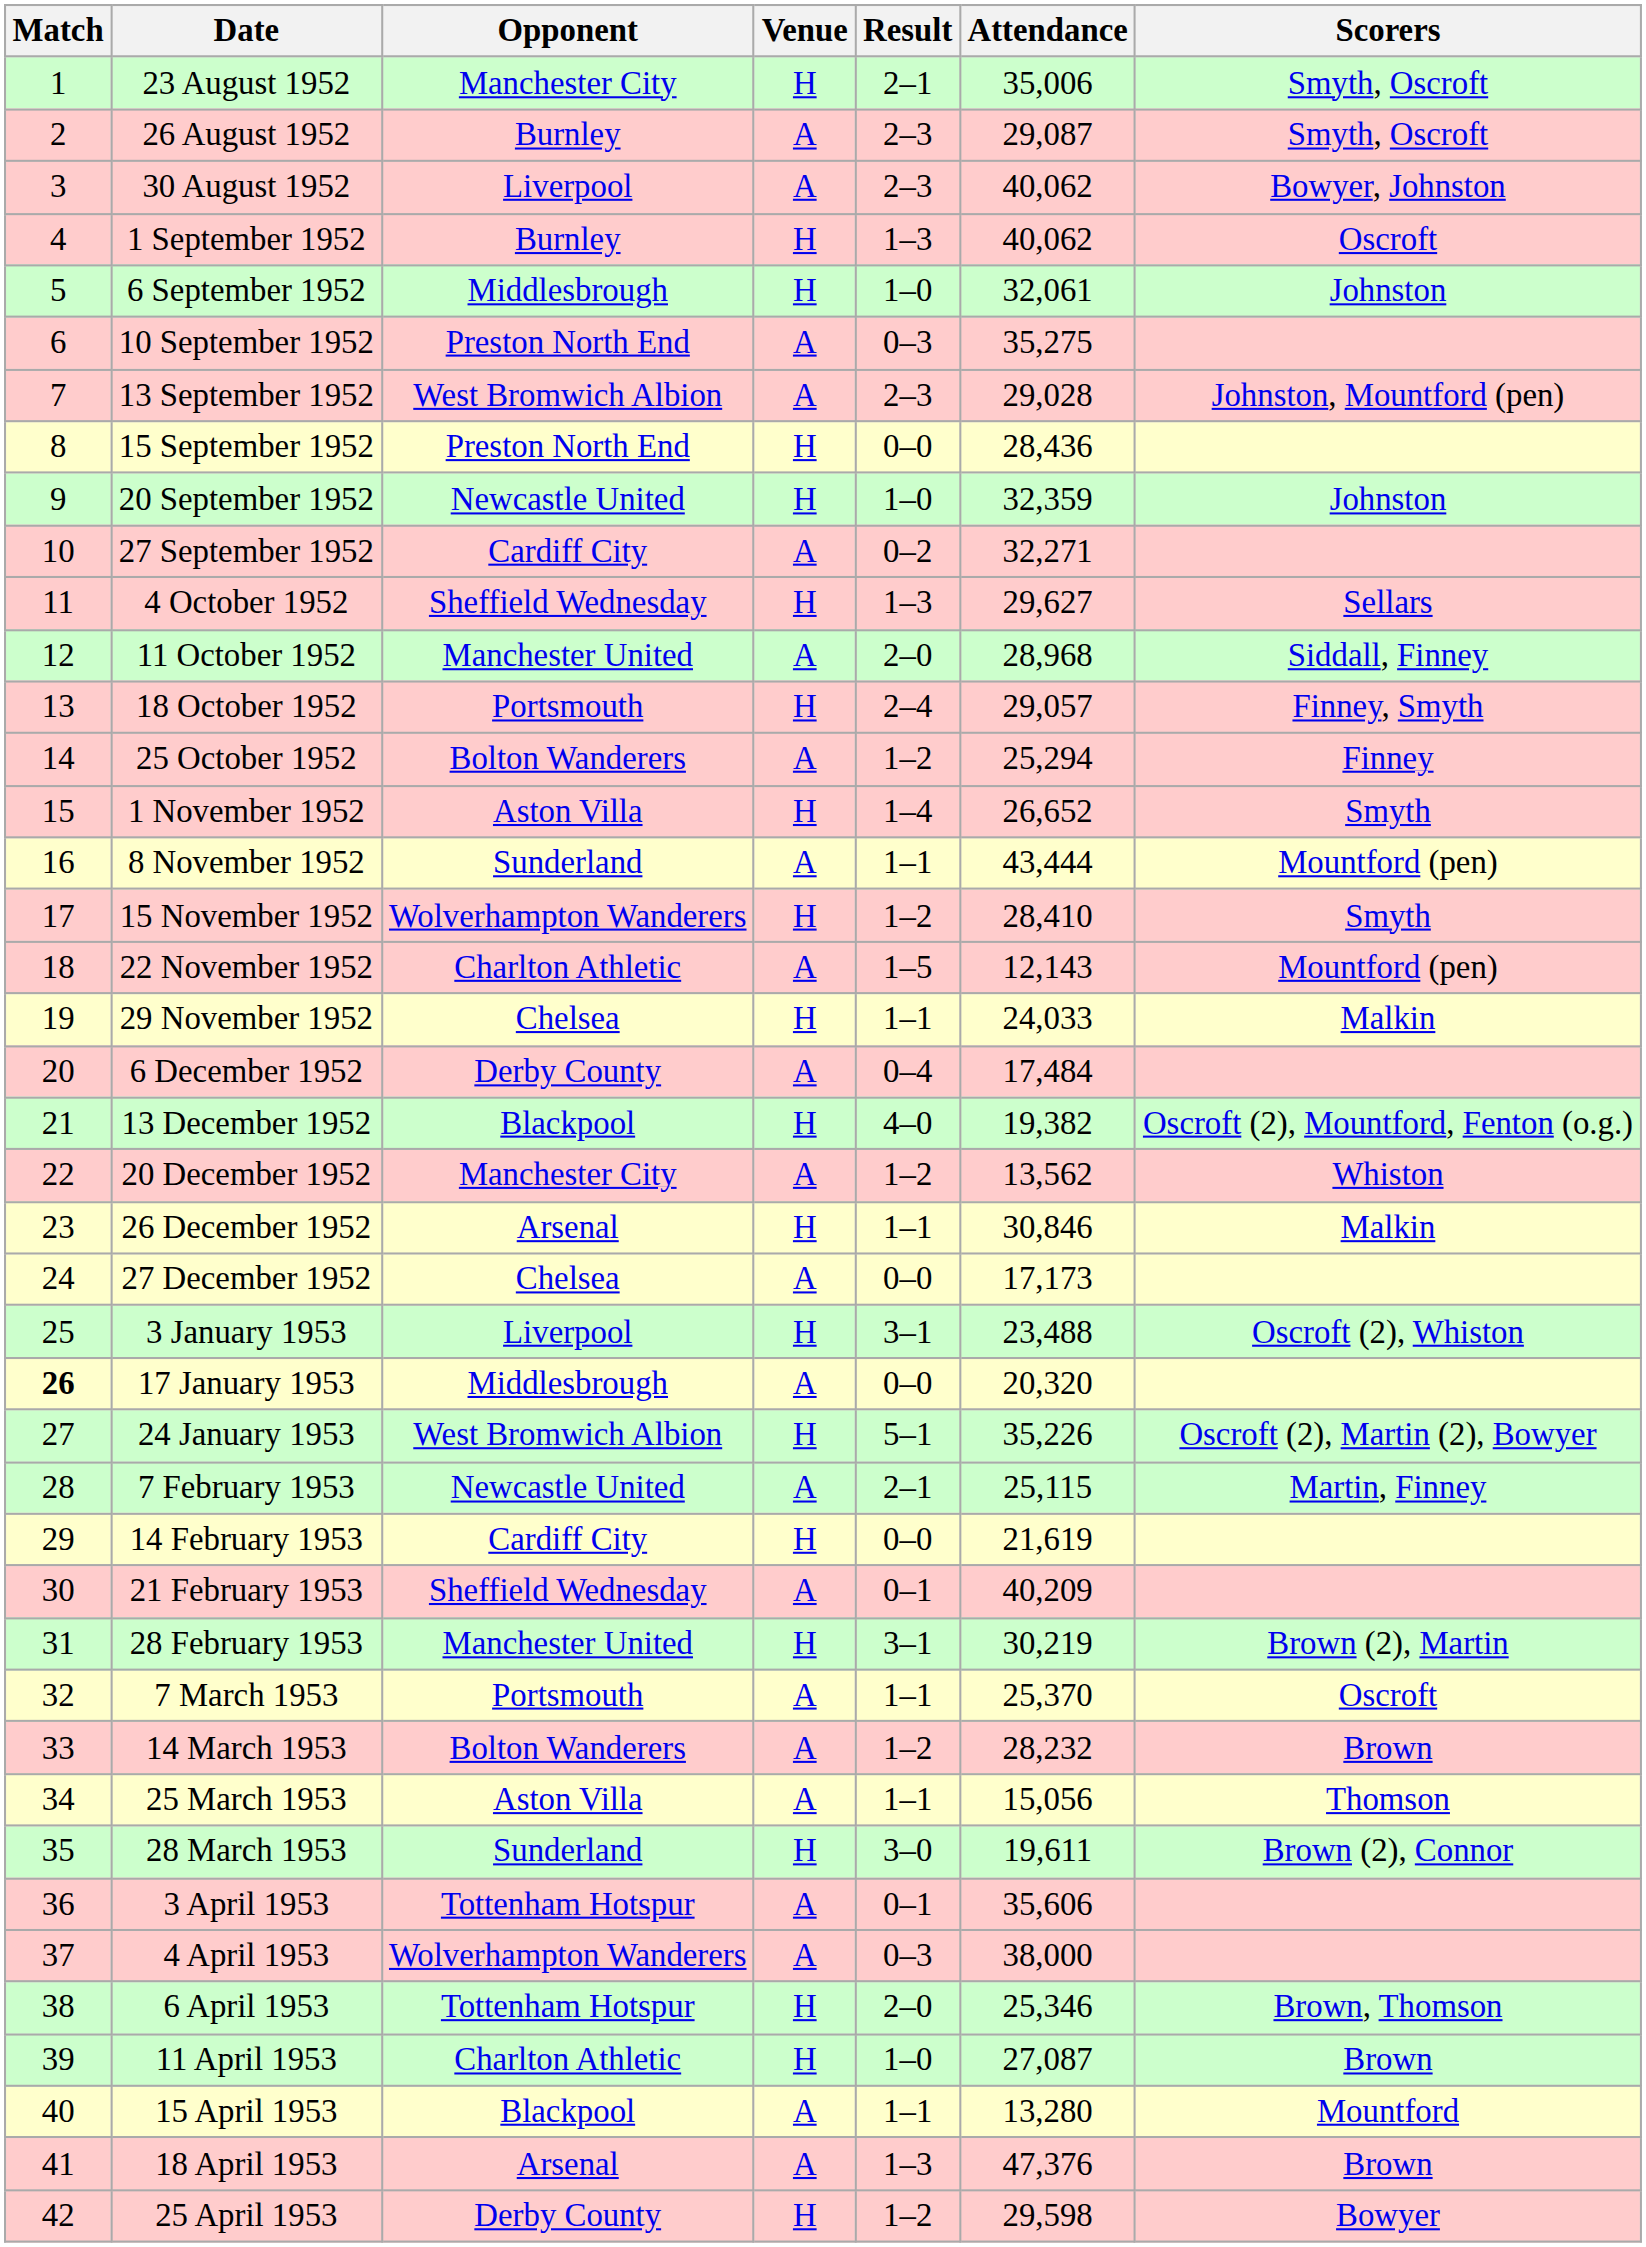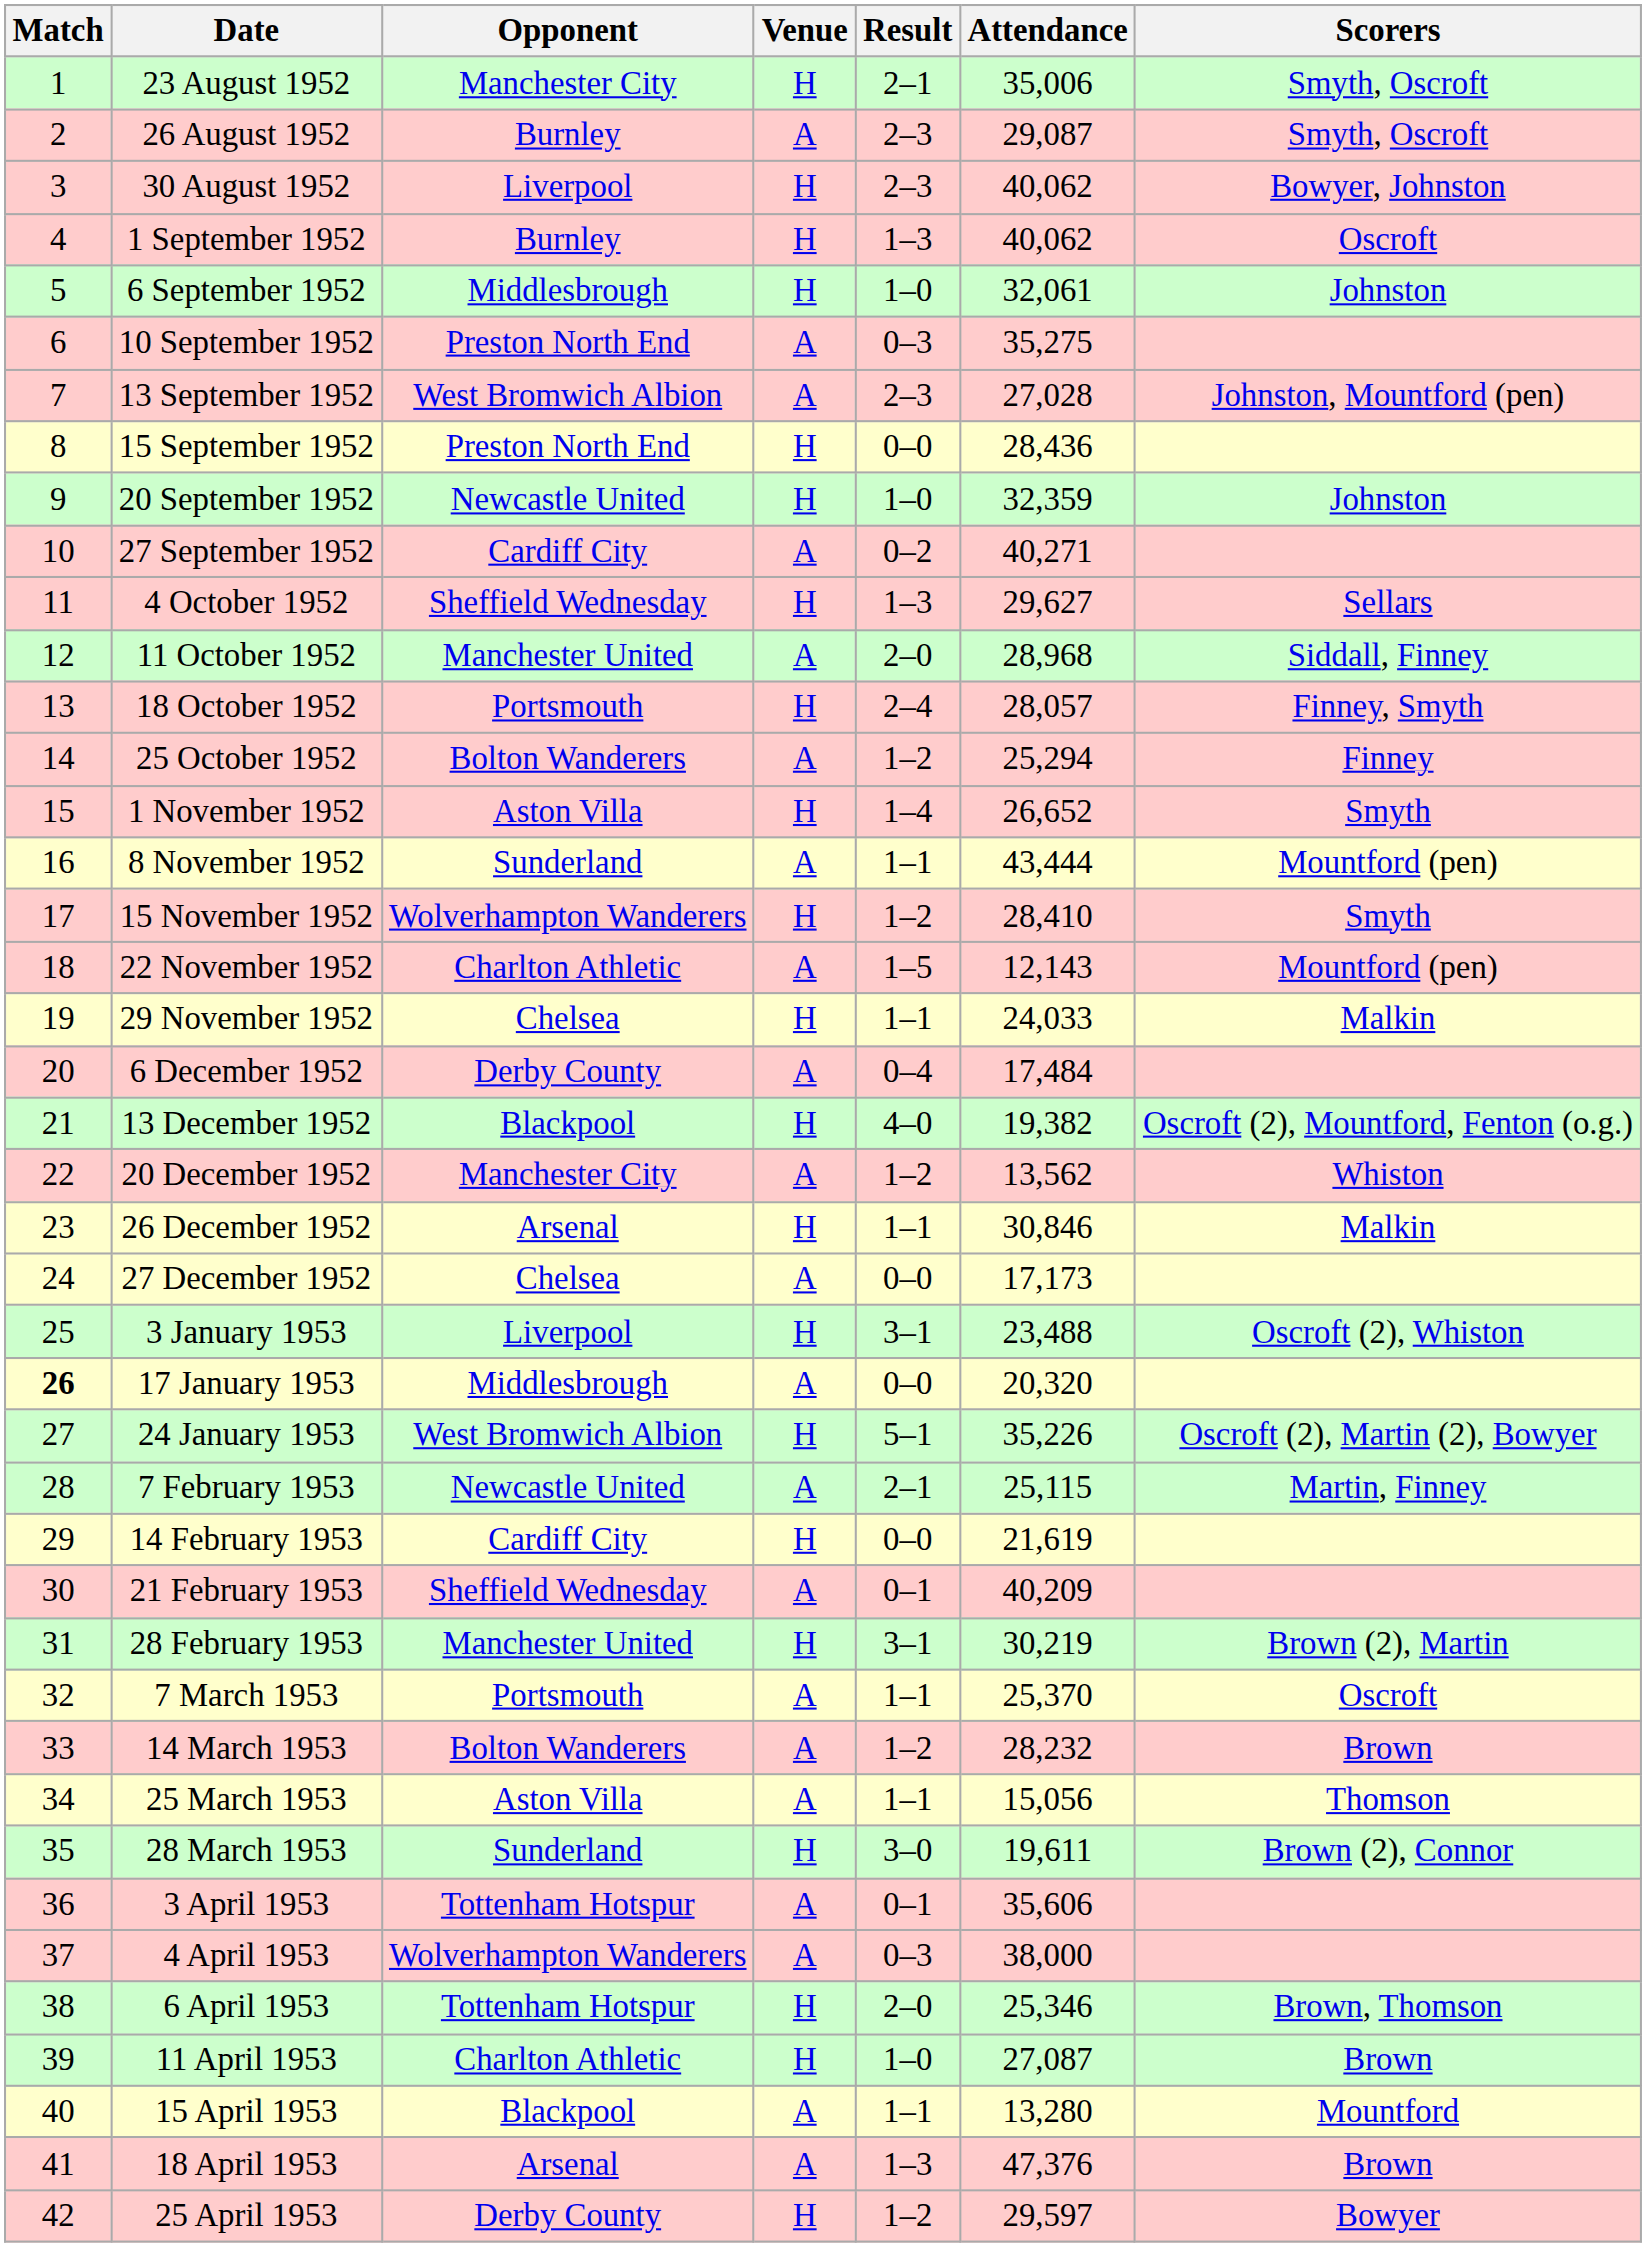(805, 186) A -> (805, 186) H
(1048, 394) 29,028 -> (1048, 394) 27,028
(1048, 550) 32,271 -> (1048, 550) 40,271
(1048, 706) 29,057 -> (1048, 706) 28,057
(1048, 2215) 29,598 -> (1048, 2215) 29,597
